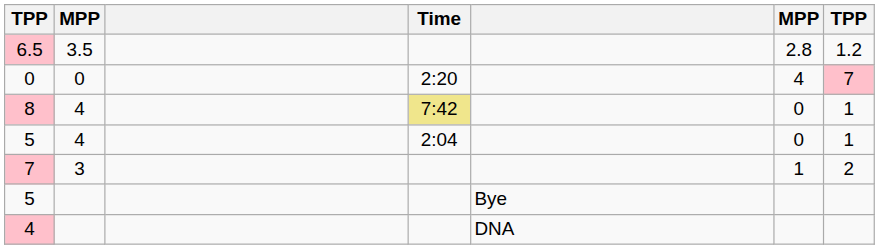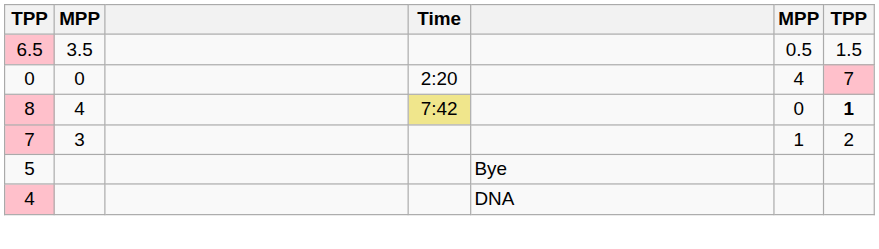(799, 49) 2.8 -> (799, 49) 0.5
(849, 49) 1.2 -> (849, 49) 1.5
(849, 109) normal -> (849, 109) bold
- row: (30, 139)
